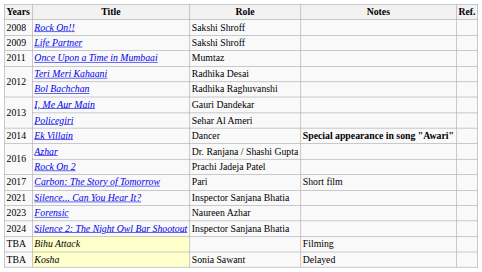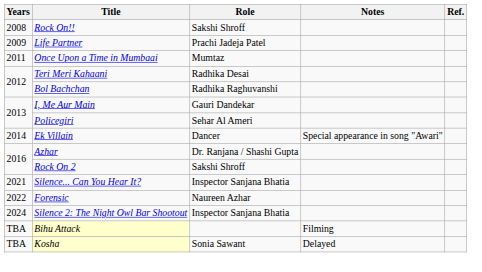(218, 43) Sakshi Shroff -> (229, 43) Prachi Jadeja Patel
(378, 136) bold -> (373, 136) normal
(229, 167) Prachi Jadeja Patel -> (218, 167) Sakshi Shroff
- row: (97, 182)
(16, 213) 2023 -> (16, 197) 2022
